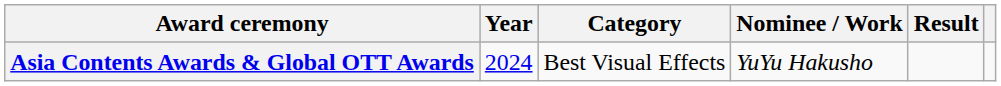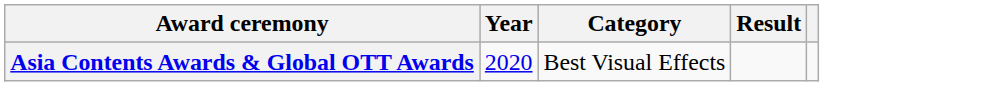- column: (819, 23)
(509, 61) 2024 -> (509, 61) 2020
